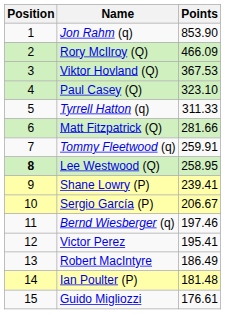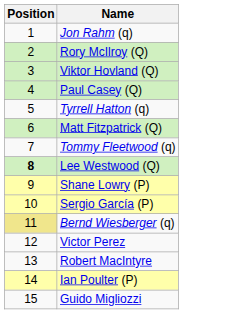- column: (199, 14)
(31, 223) no background -> (31, 223) khaki background
